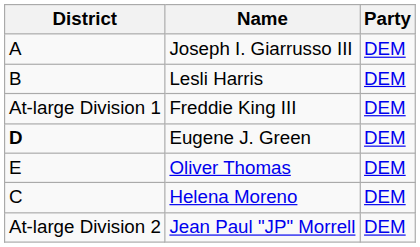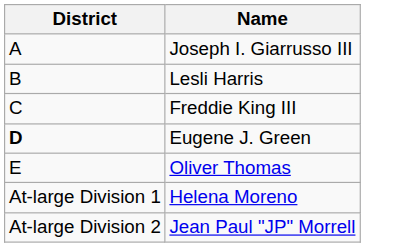- column: (387, 19)
(85, 108) At-large Division 1 -> (16, 108) C
(16, 197) C -> (85, 197) At-large Division 1
